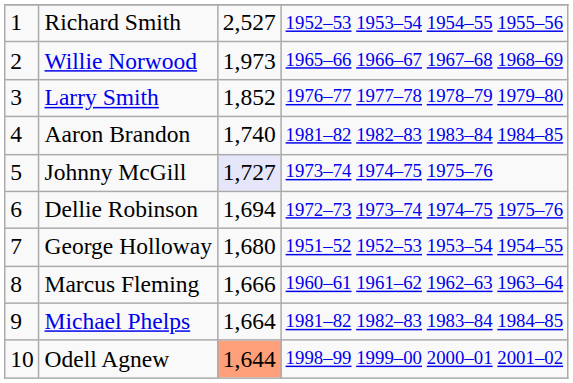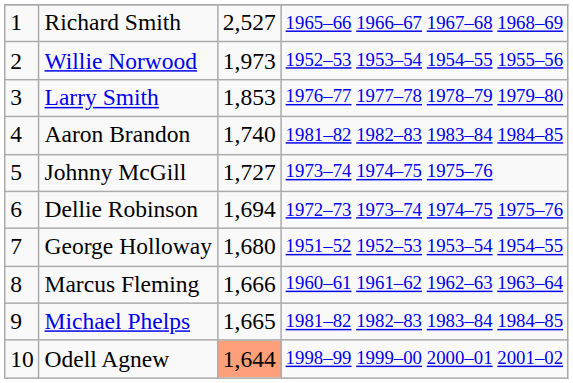(424, 23) 1952–53 1953–54 1954–55 1955–56 -> (424, 23) 1965–66 1966–67 1967–68 1968–69
(424, 60) 1965–66 1966–67 1967–68 1968–69 -> (424, 60) 1952–53 1953–54 1954–55 1955–56
(249, 97) 1,852 -> (249, 97) 1,853
(249, 172) lavender background -> (249, 172) no background
(249, 321) 1,664 -> (249, 321) 1,665
